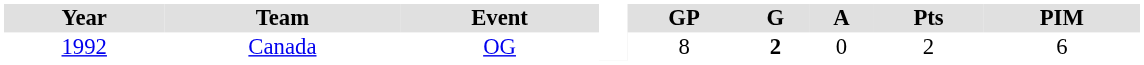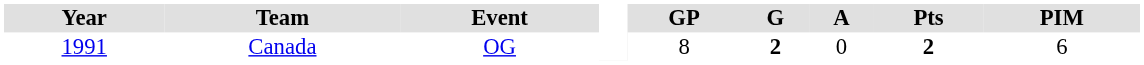(84, 46) 1992 -> (84, 46) 1991
(929, 46) normal -> (929, 46) bold
